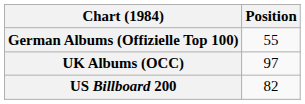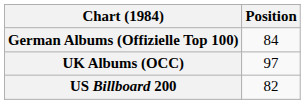(271, 39) 55 -> (271, 39) 84
